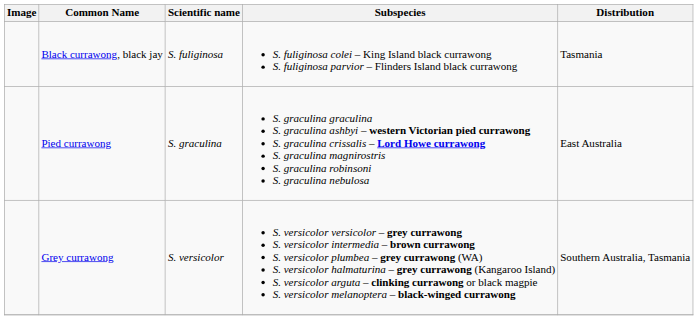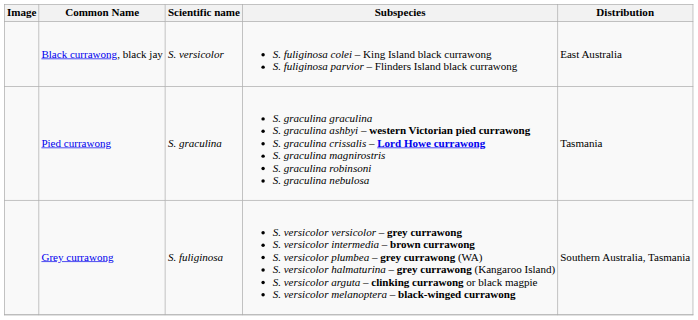(196, 54) S. fuliginosa -> (196, 54) S. versicolor
(581, 54) Tasmania -> (591, 54) East Australia
(591, 143) East Australia -> (581, 143) Tasmania
(196, 257) S. versicolor -> (196, 257) S. fuliginosa
